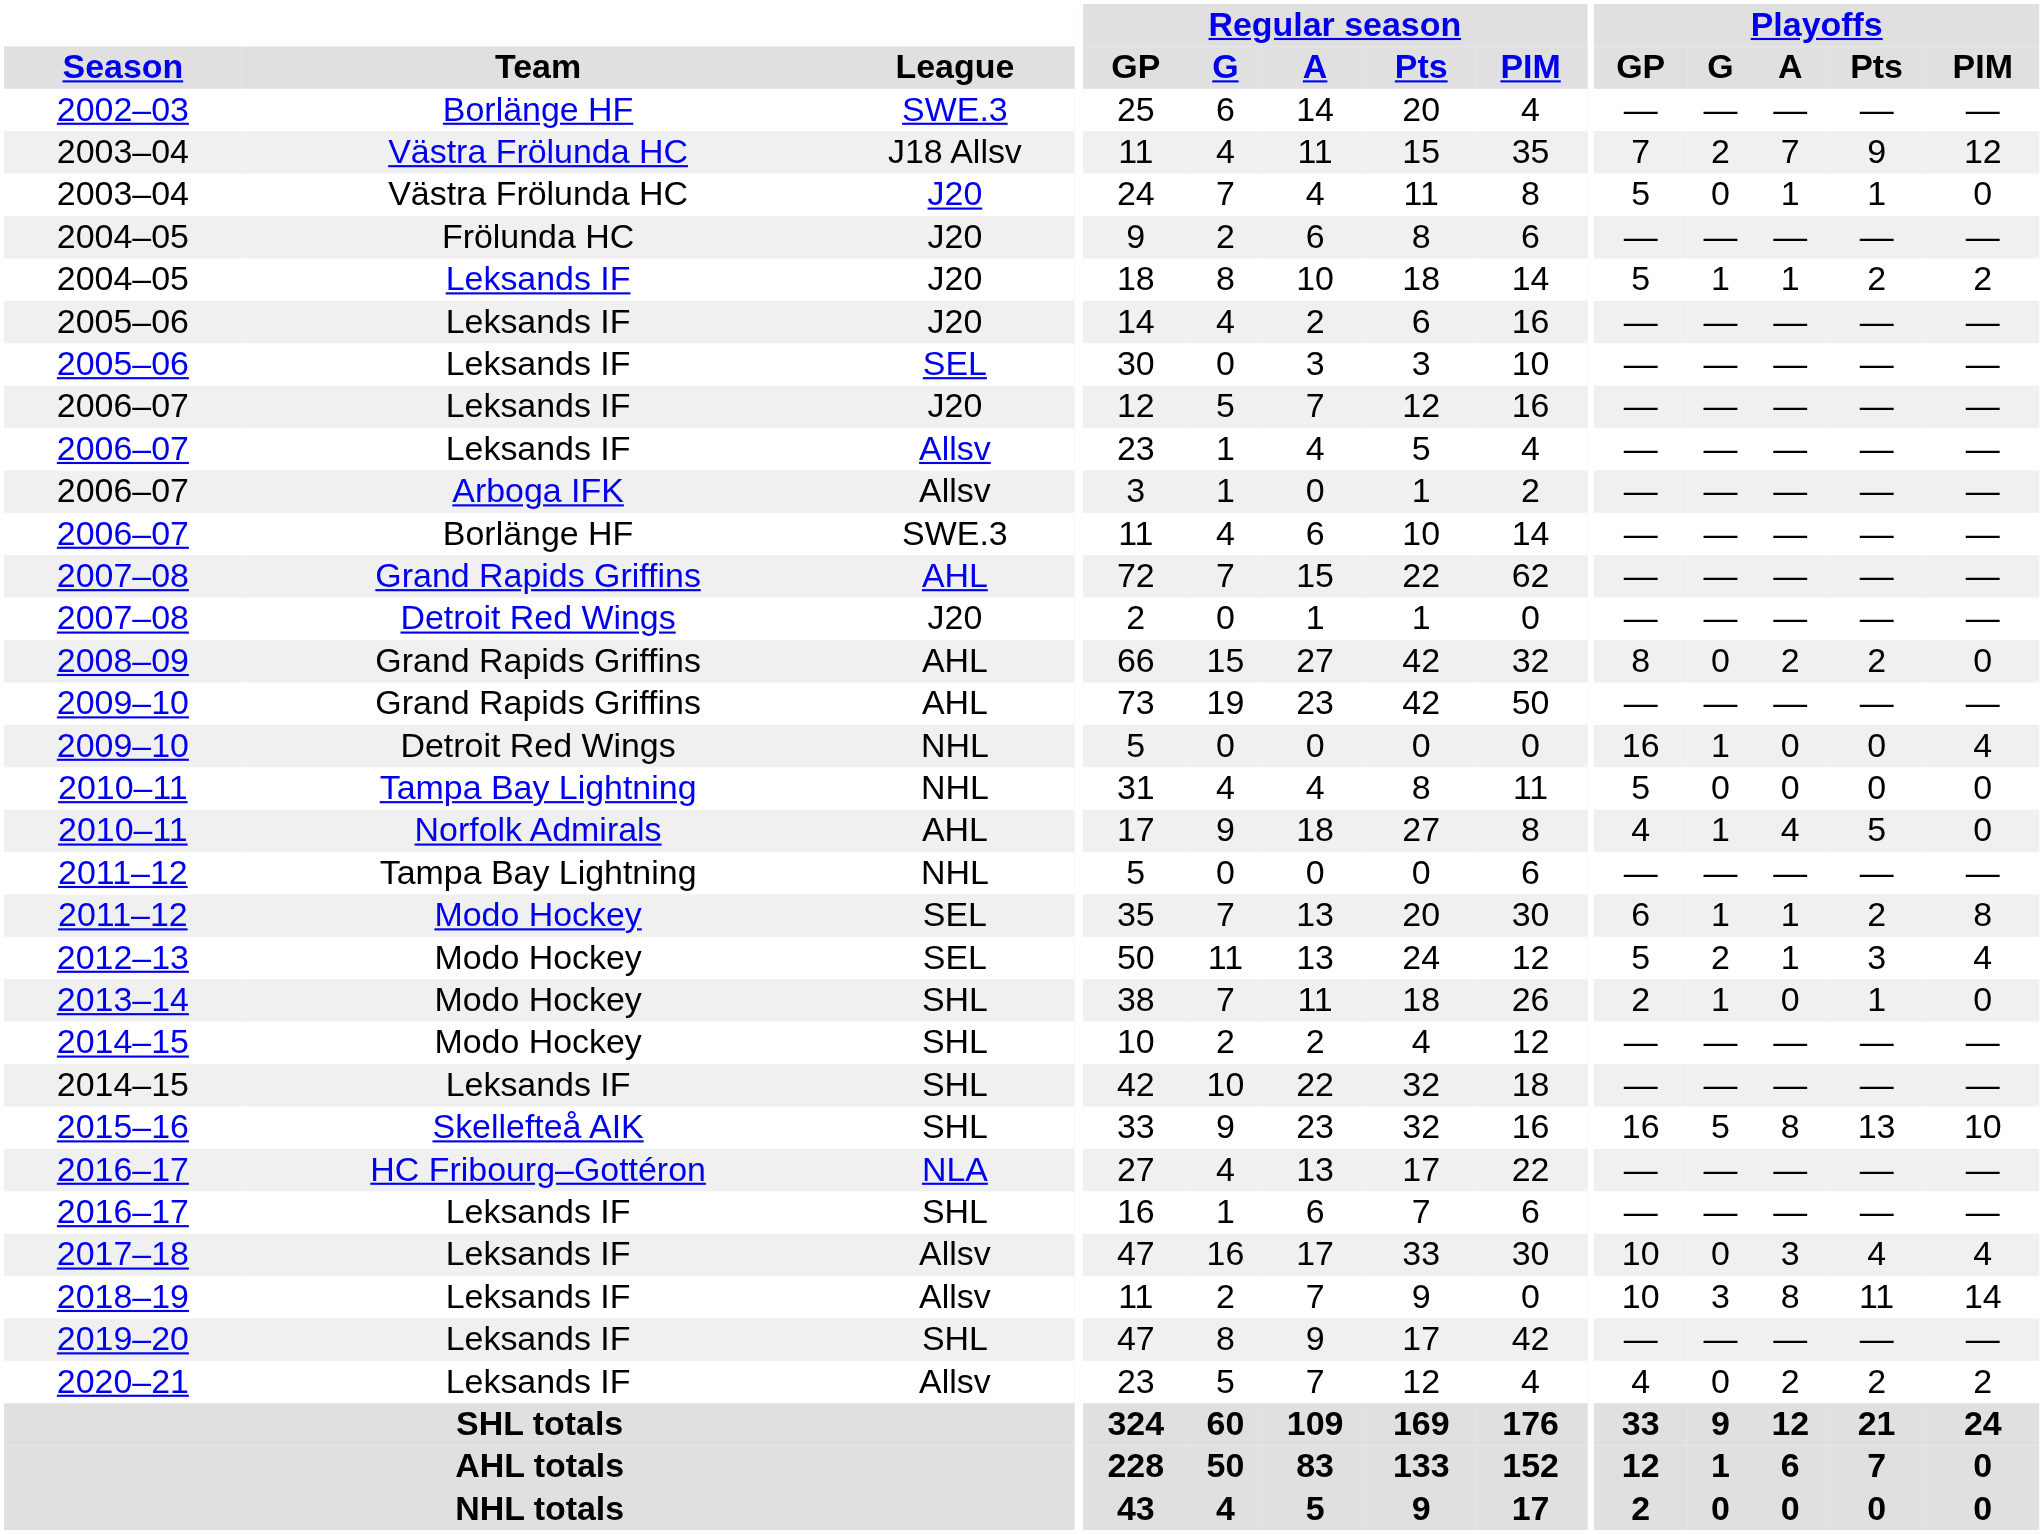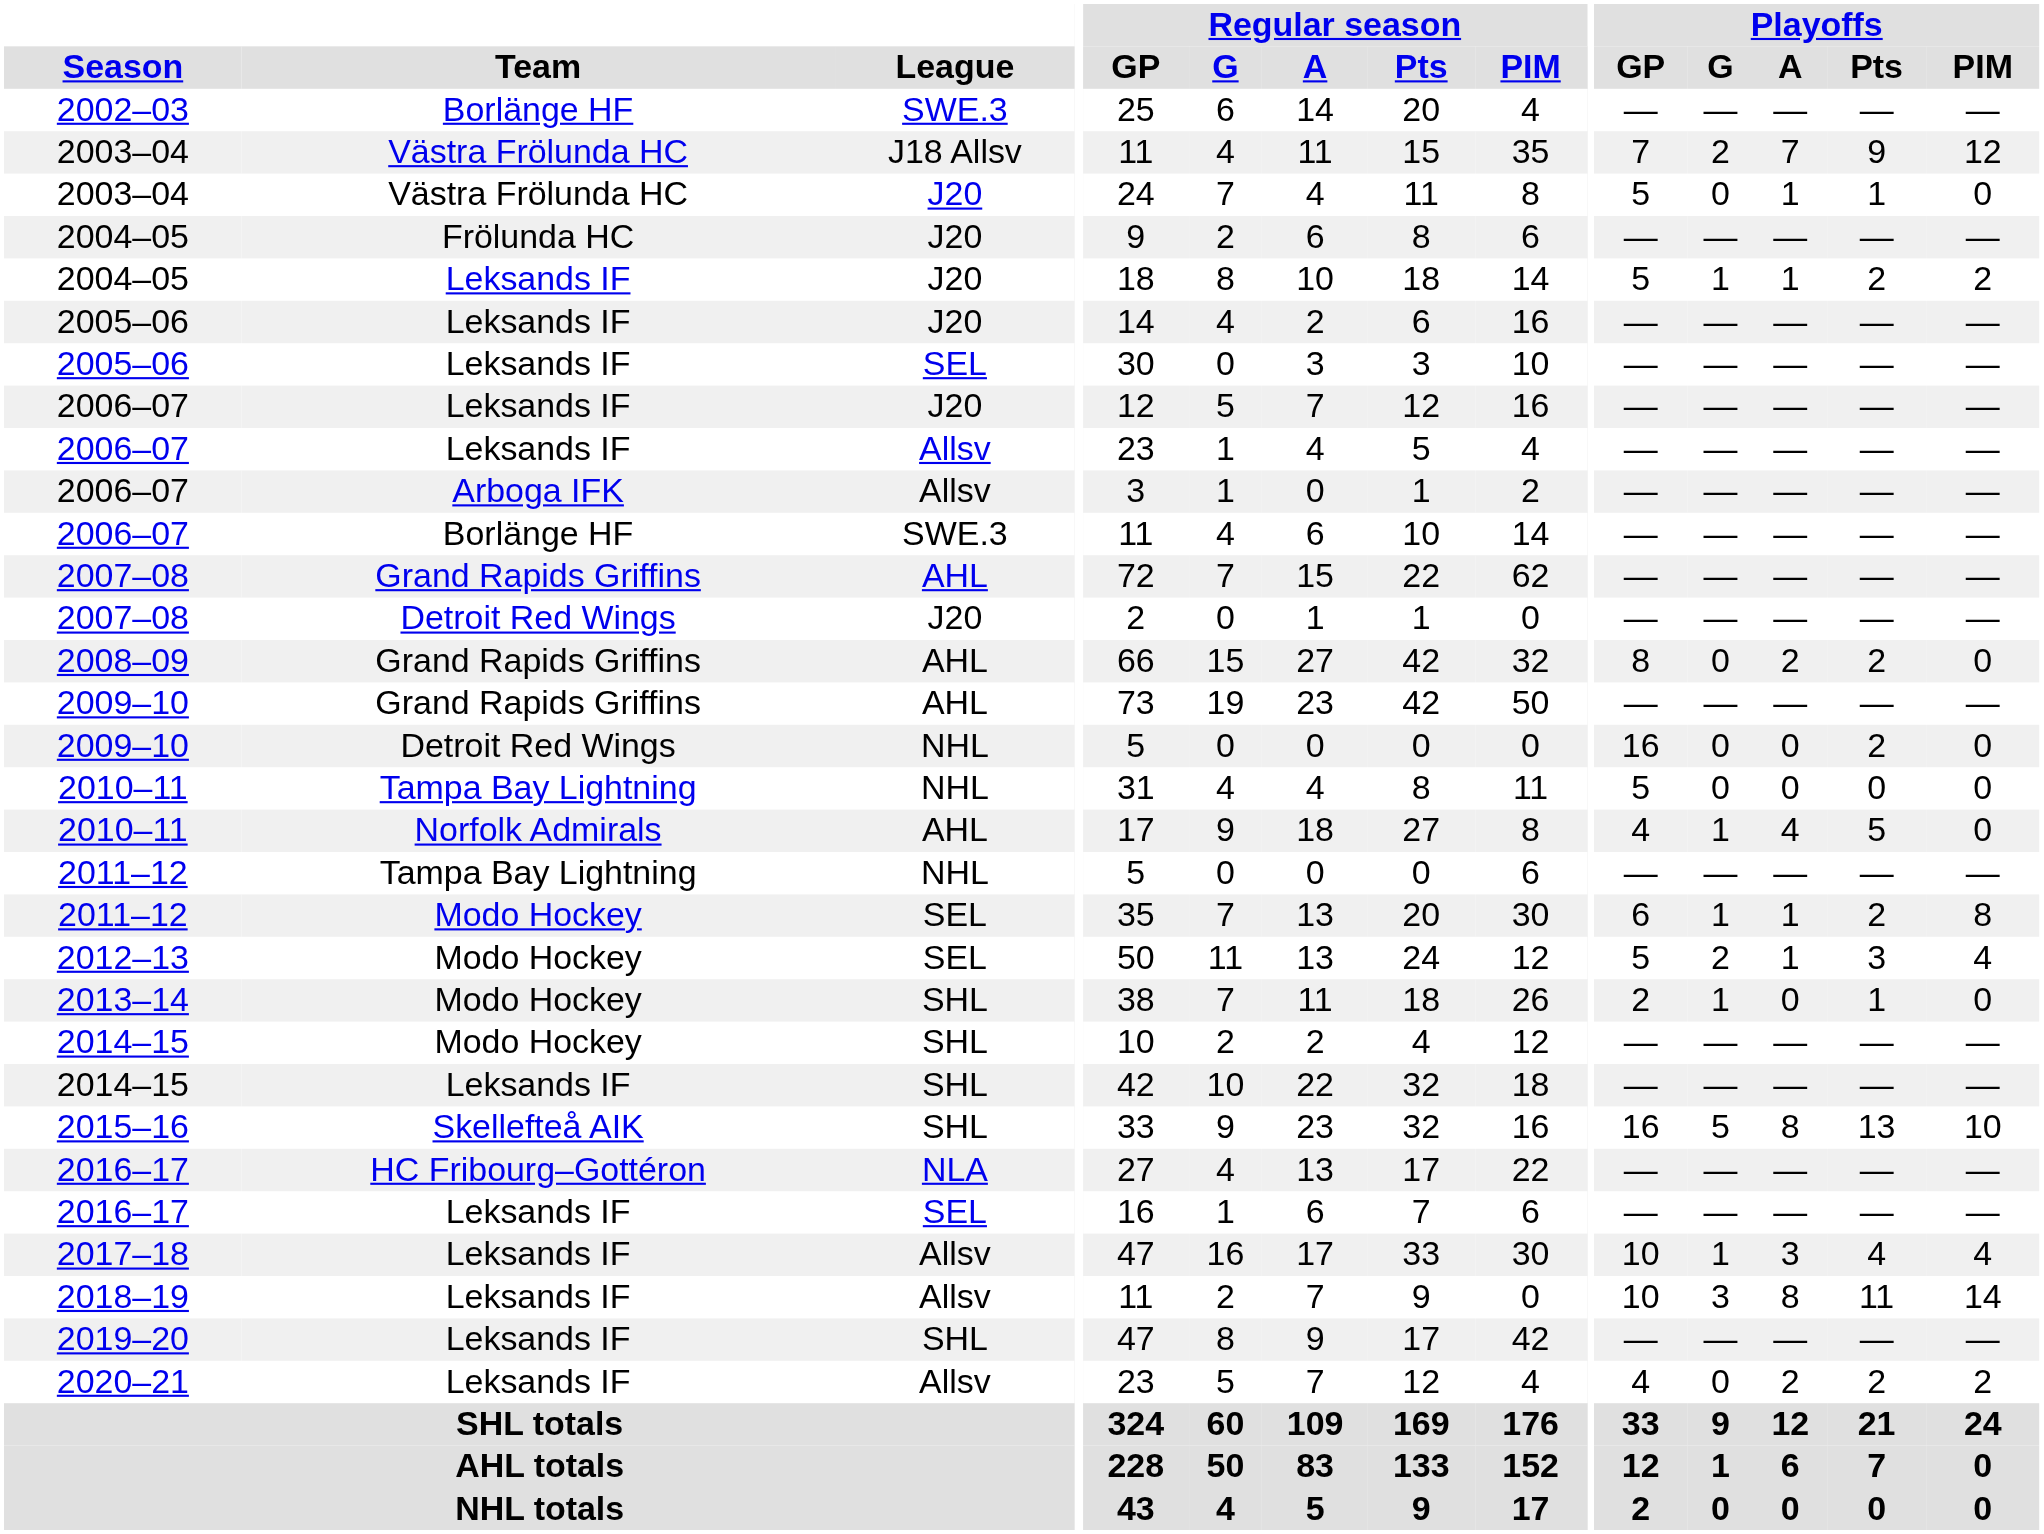(1720, 745) 1 -> (1720, 745) 0
(1877, 745) 0 -> (1877, 745) 2
(1983, 745) 4 -> (1983, 745) 0
(955, 1211) SHL -> (955, 1211) SEL
(1720, 1254) 0 -> (1720, 1254) 1
